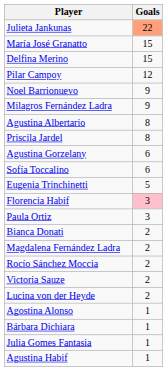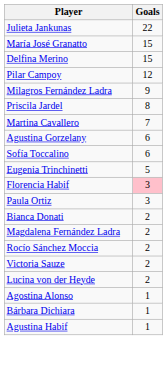(148, 28) lightsalmon background -> (148, 28) no background
- row: (42, 91)
- row: (46, 122)
+ row: (43, 122)
- row: (49, 342)
